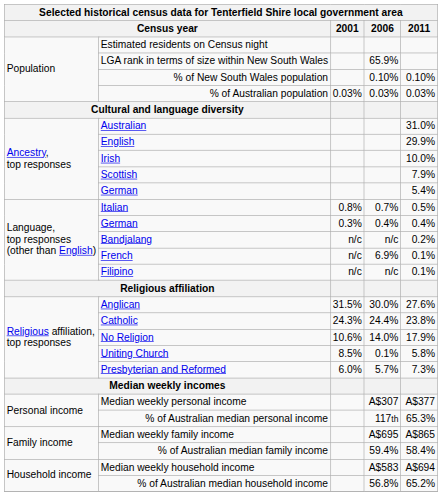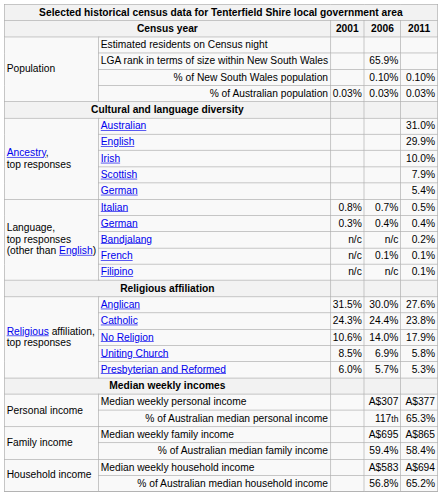(385, 256) 6.9% -> (385, 256) 0.1%
(385, 353) 0.1% -> (385, 353) 6.9%
(422, 369) 7.3% -> (422, 369) 5.3%
